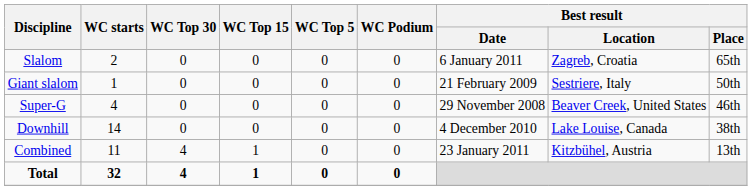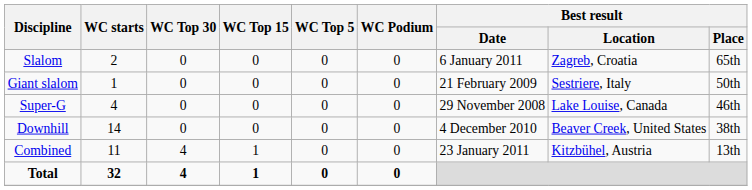(629, 106) Beaver Creek, United States -> (609, 106) Lake Louise, Canada
(609, 128) Lake Louise, Canada -> (629, 128) Beaver Creek, United States
